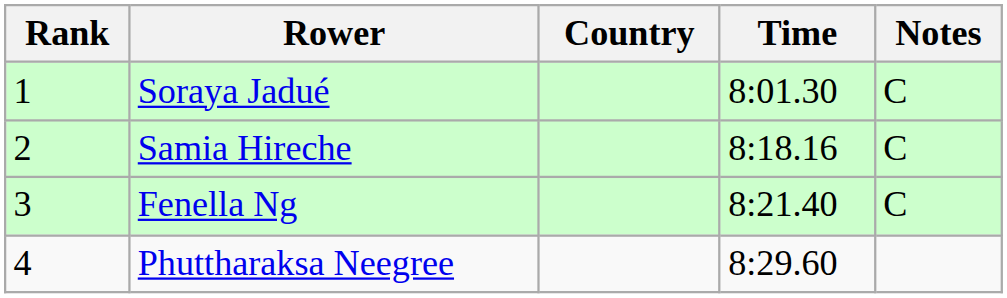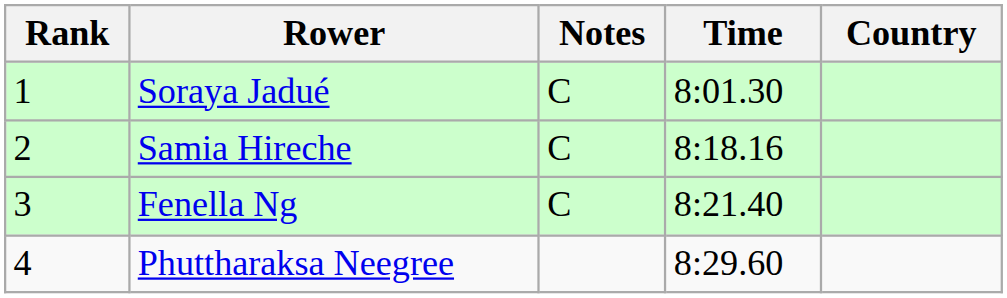columns swapped: (629, 33) <-> (938, 33)
